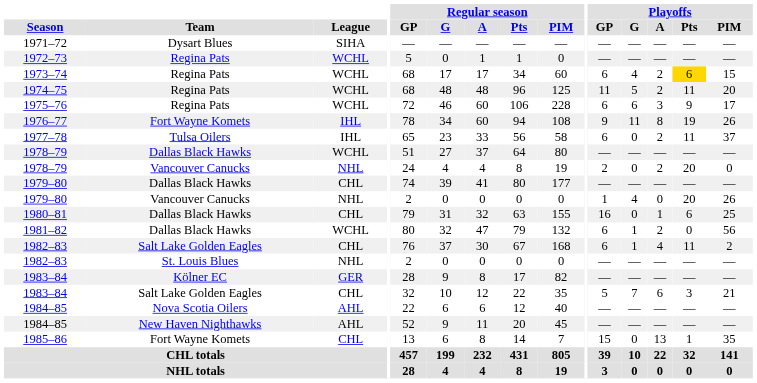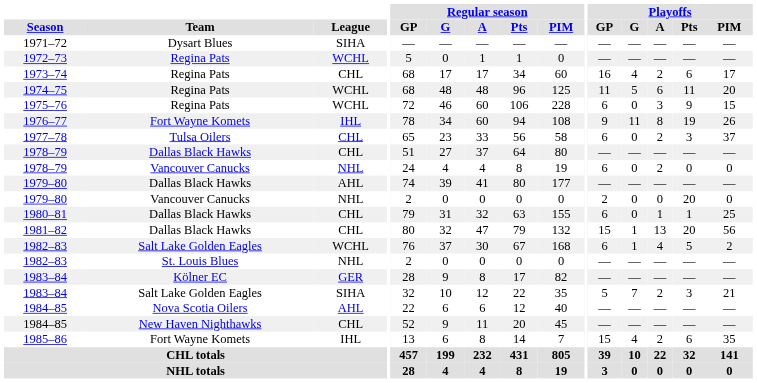(351, 74) WCHL -> (351, 74) CHL
(605, 74) 6 -> (605, 74) 16
(689, 74) gold background -> (689, 74) no background
(729, 74) 15 -> (729, 74) 17
(660, 89) 2 -> (660, 89) 6
(634, 105) 6 -> (634, 105) 0
(729, 105) 17 -> (729, 105) 15
(351, 136) IHL -> (351, 136) CHL
(689, 136) 11 -> (689, 136) 3
(351, 152) WCHL -> (351, 152) CHL
(605, 167) 2 -> (605, 167) 6
(689, 167) 20 -> (689, 167) 0
(351, 183) CHL -> (351, 183) AHL
(605, 199) 1 -> (605, 199) 2
(634, 199) 4 -> (634, 199) 0
(729, 199) 26 -> (729, 199) 0
(605, 214) 16 -> (605, 214) 6
(689, 214) 6 -> (689, 214) 1
(351, 230) WCHL -> (351, 230) CHL
(605, 230) 6 -> (605, 230) 15
(660, 230) 2 -> (660, 230) 13
(689, 230) 0 -> (689, 230) 20
(351, 245) CHL -> (351, 245) WCHL
(689, 245) 11 -> (689, 245) 5
(351, 292) CHL -> (351, 292) SIHA
(660, 292) 6 -> (660, 292) 2
(351, 323) AHL -> (351, 323) CHL
(351, 339) CHL -> (351, 339) IHL
(634, 339) 0 -> (634, 339) 4
(660, 339) 13 -> (660, 339) 2
(689, 339) 1 -> (689, 339) 6
